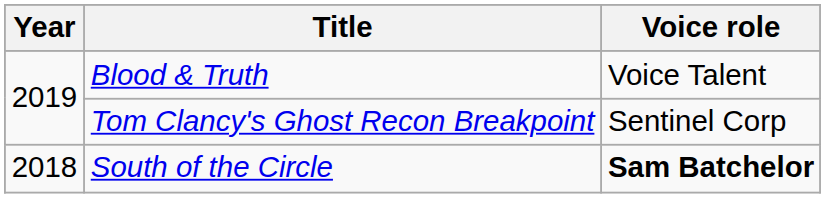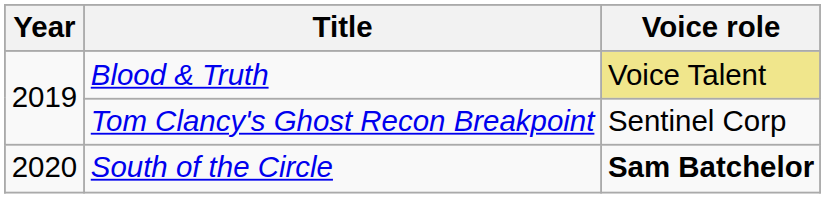(687, 74) no background -> (687, 74) khaki background
(44, 167) 2018 -> (44, 167) 2020
